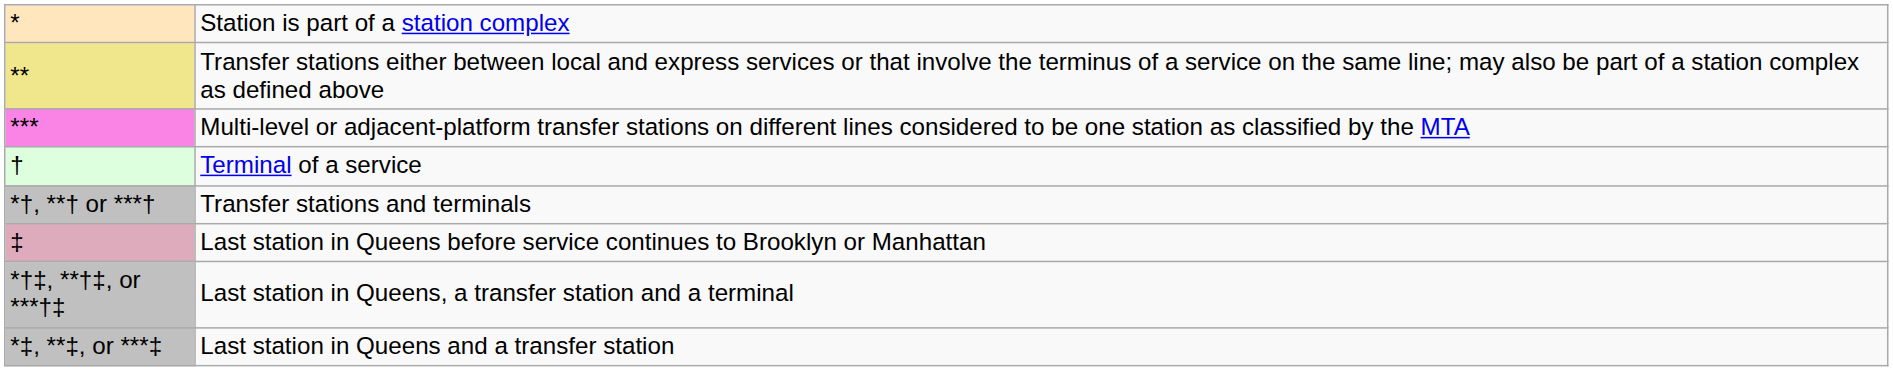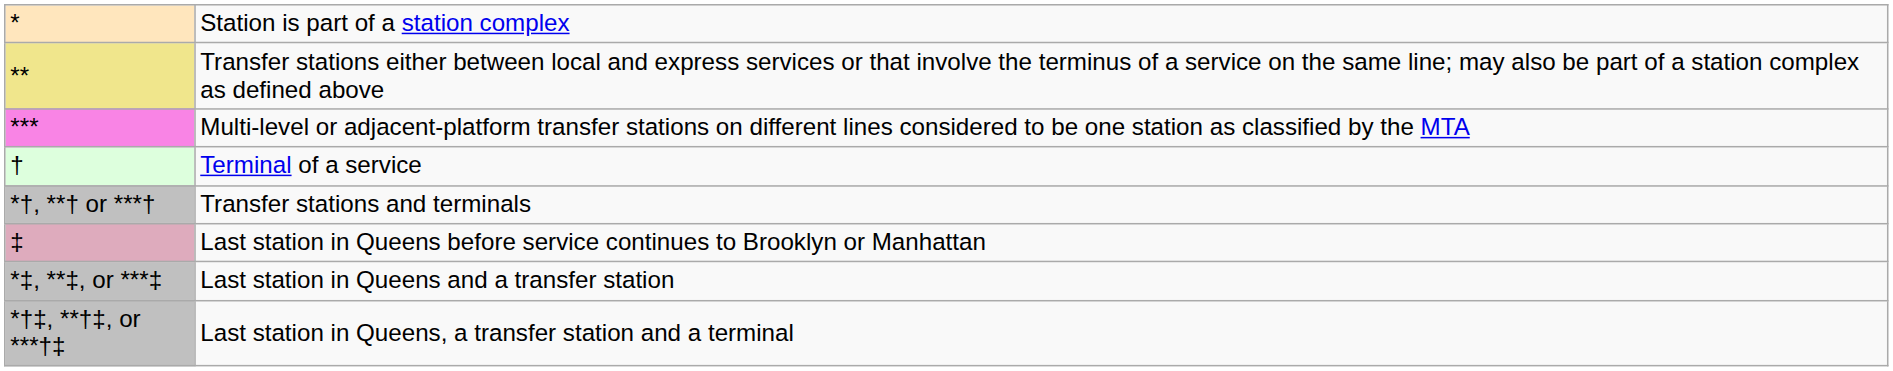rows swapped: (437, 346) <-> (497, 294)
